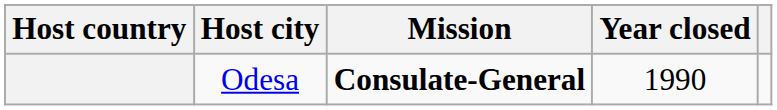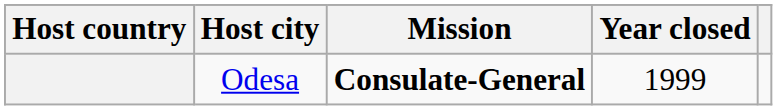(675, 78) 1990 -> (675, 78) 1999
